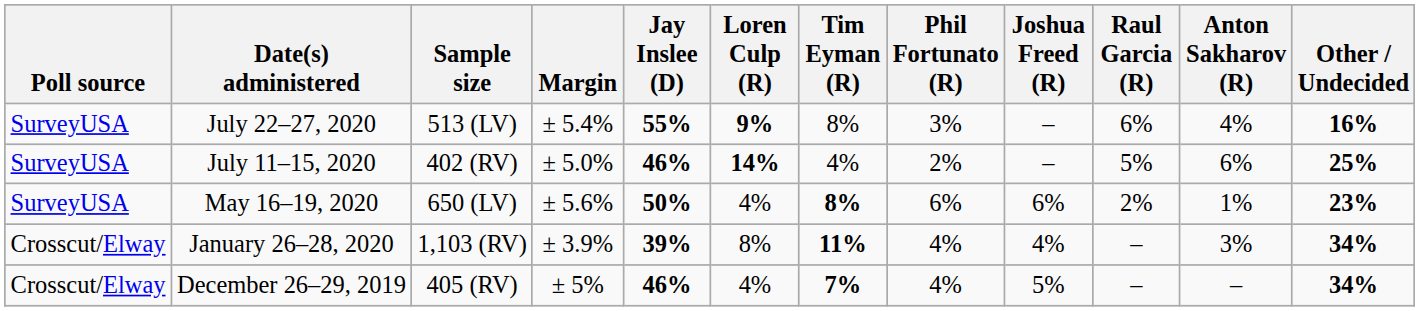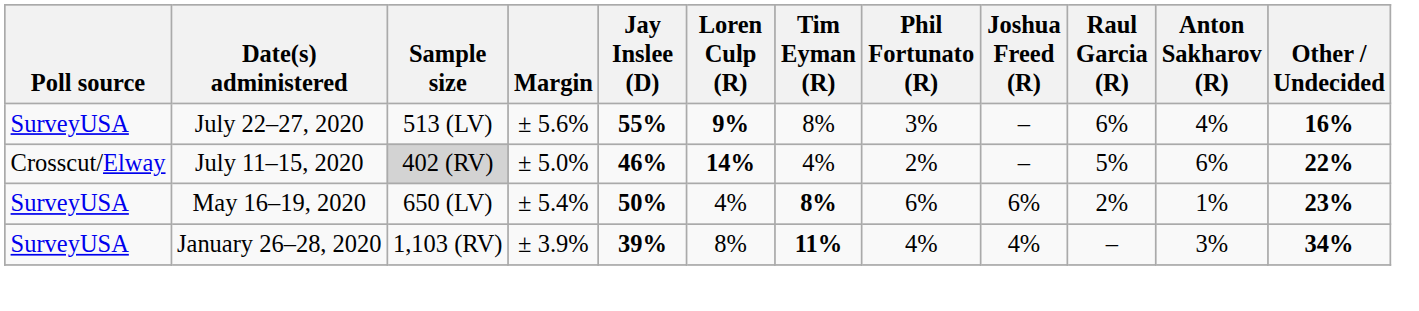(578, 123) ± 5.4% -> (553, 123) ± 5.6%
(70, 163) SurveyUSA -> (88, 163) Crosscut/Elway
(472, 163) no background -> (448, 163) lightgrey background
(1353, 163) 25% -> (1329, 163) 22%
(578, 204) ± 5.6% -> (553, 204) ± 5.4%
(88, 244) Crosscut/Elway -> (70, 244) SurveyUSA
- row: (291, 284)
